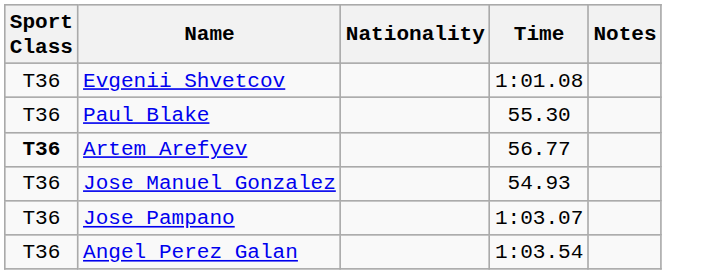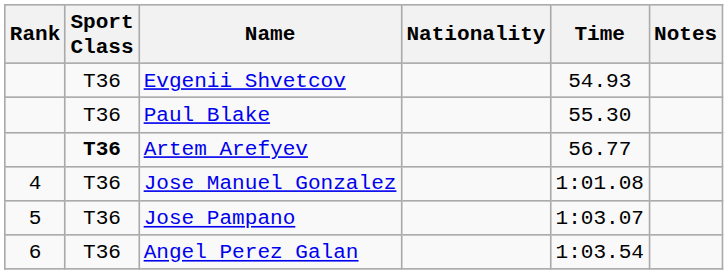+ column: (35, 34)
(539, 81) 1:01.08 -> (600, 81) 54.93
(539, 184) 54.93 -> (600, 184) 1:01.08
